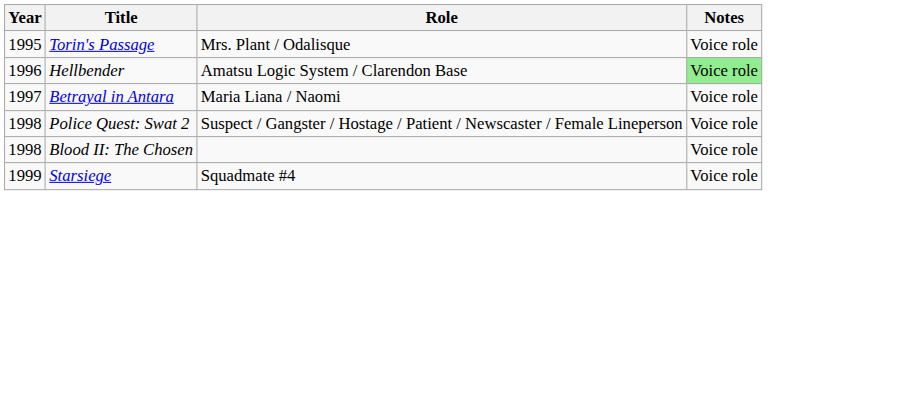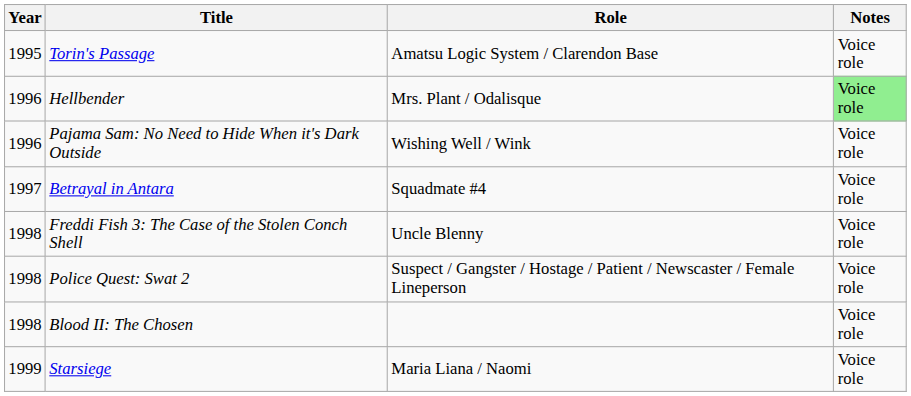(276, 44) Mrs. Plant / Odalisque -> (525, 53) Amatsu Logic System / Clarendon Base
(334, 70) Amatsu Logic System / Clarendon Base -> (466, 98) Mrs. Plant / Odalisque
+ row: (204, 143)
(271, 96) Maria Liana / Naomi -> (439, 188) Squadmate #4
+ row: (198, 233)
(248, 176) Squadmate #4 -> (461, 369) Maria Liana / Naomi
